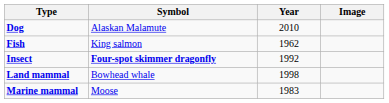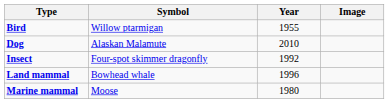+ row: (16, 28)
- row: (16, 43)
(154, 59) bold -> (149, 59) normal
(289, 75) 1998 -> (289, 75) 1996
(289, 91) 1983 -> (289, 91) 1980
